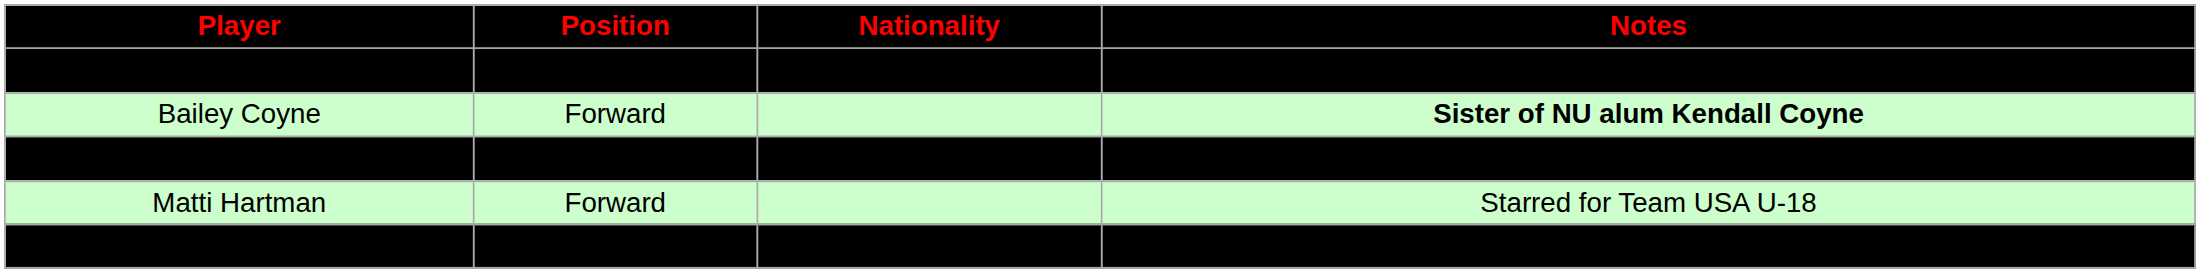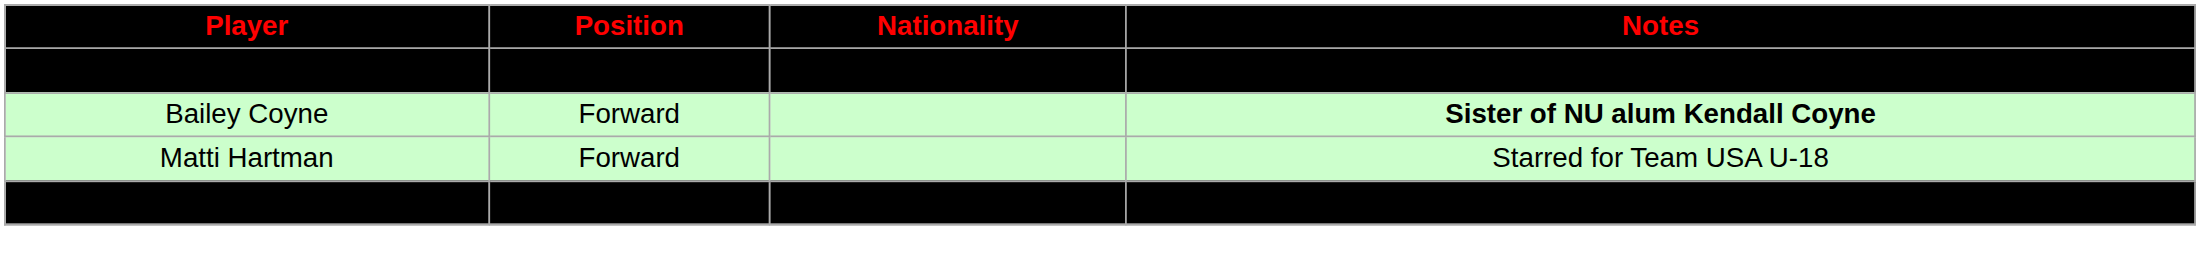- row: (239, 158)
(615, 245) bold -> (629, 202) normal
